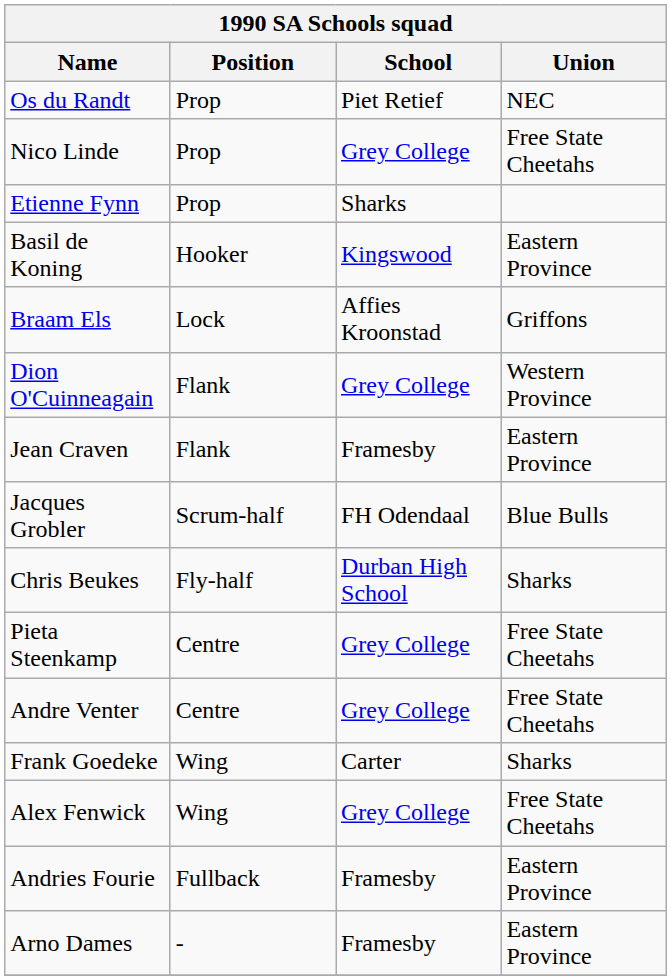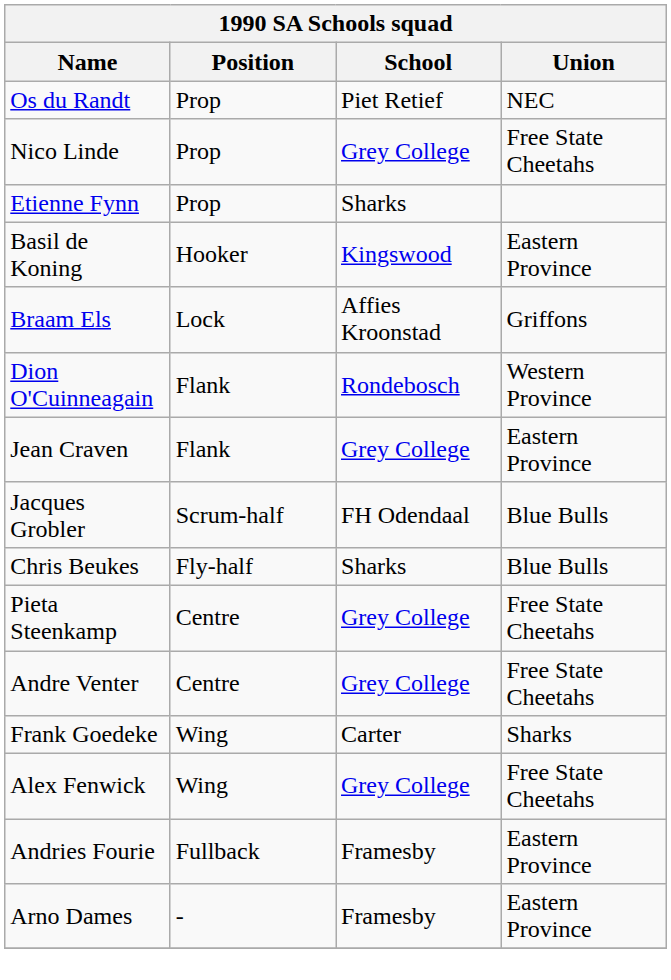(405, 384) Grey College -> (400, 384) Rondebosch
(388, 449) Framesby -> (405, 449) Grey College
(404, 579) Durban High School -> (374, 566) Sharks
(539, 579) Sharks -> (557, 566) Blue Bulls
